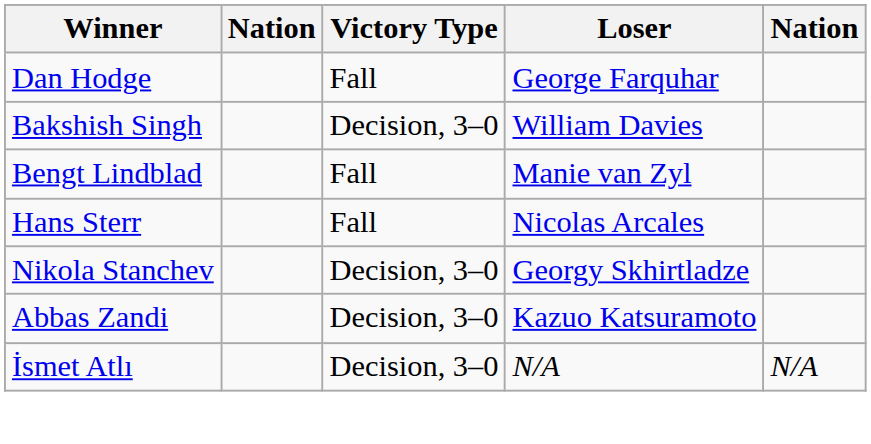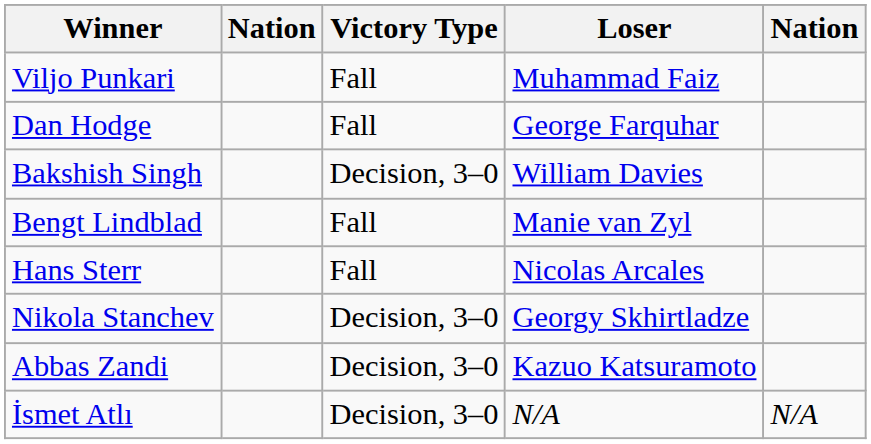+ row: (93, 76)
